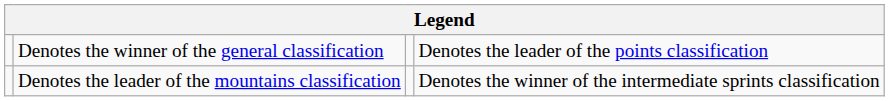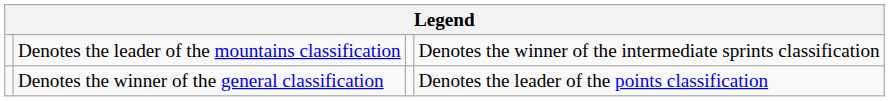rows swapped: (201, 50) <-> (209, 80)
